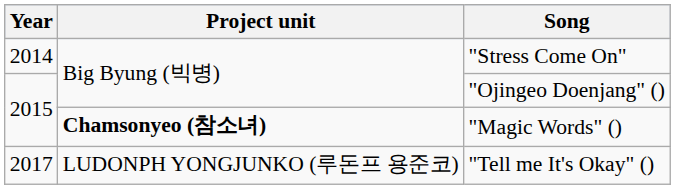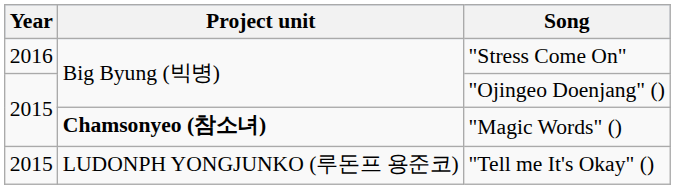(31, 55) 2014 -> (31, 55) 2016
(31, 164) 2017 -> (31, 164) 2015
